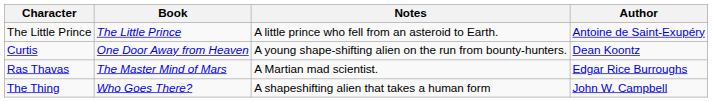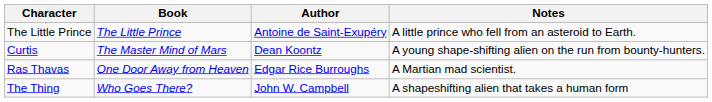columns swapped: (639, 13) <-> (411, 13)
(173, 50) One Door Away from Heaven -> (162, 50) The Master Mind of Mars
(162, 69) The Master Mind of Mars -> (173, 69) One Door Away from Heaven
